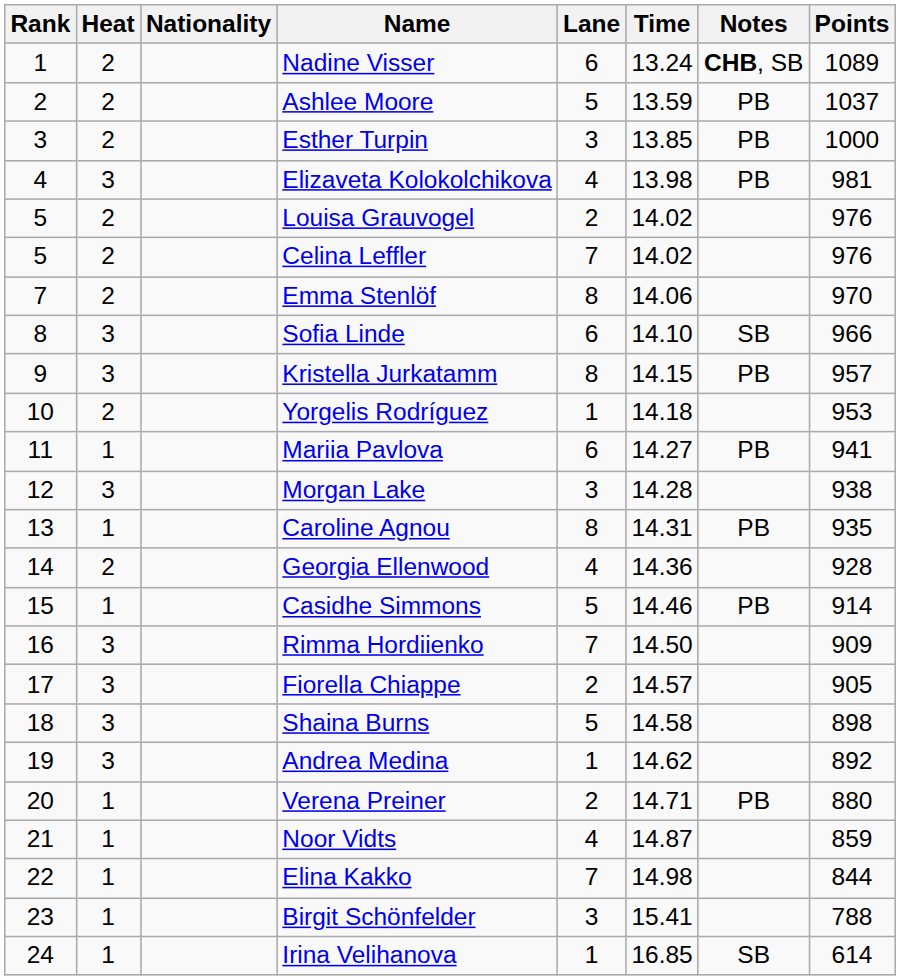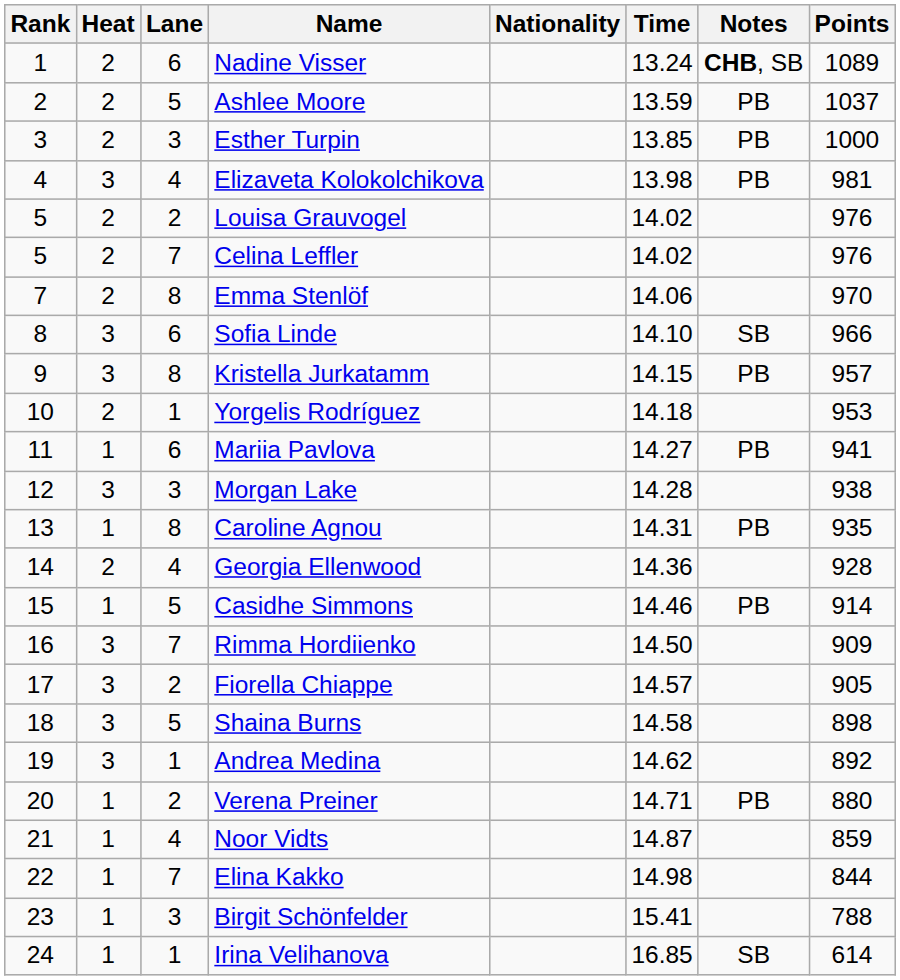columns swapped: (592, 23) <-> (208, 23)
